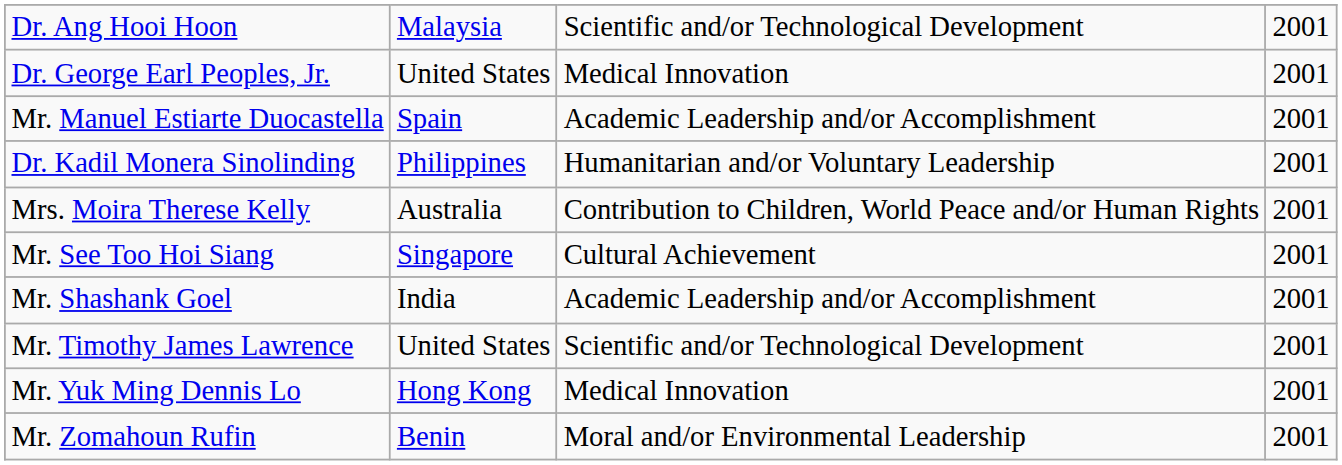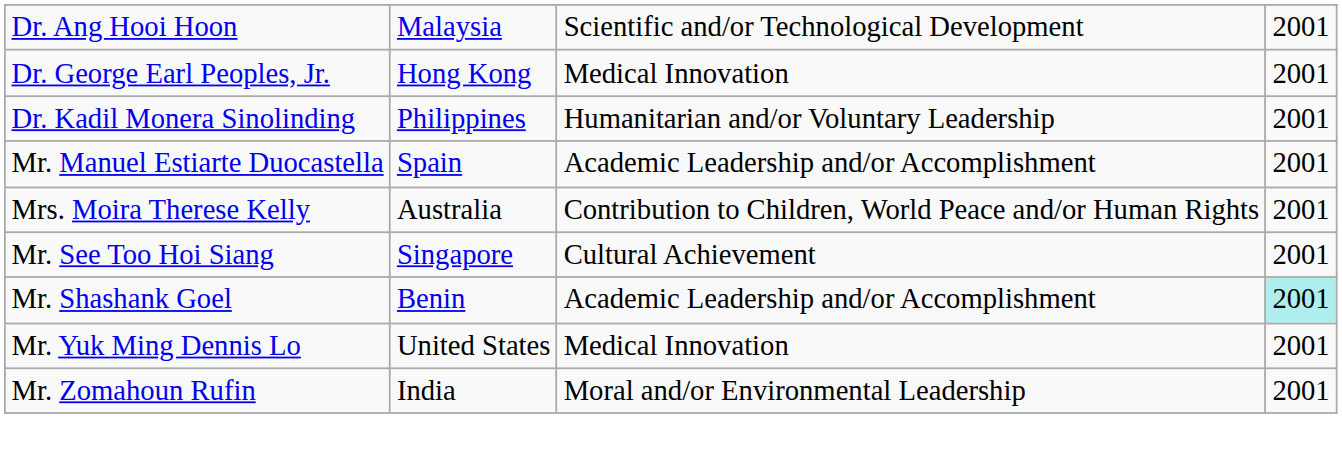(474, 72) United States -> (464, 72) Hong Kong
rows swapped: (183, 163) <-> (198, 118)
(426, 299) India -> (431, 299) Benin
(1301, 299) no background -> (1301, 299) paleturquoise background
- row: (183, 345)
(464, 390) Hong Kong -> (474, 345) United States
(431, 436) Benin -> (426, 390) India
